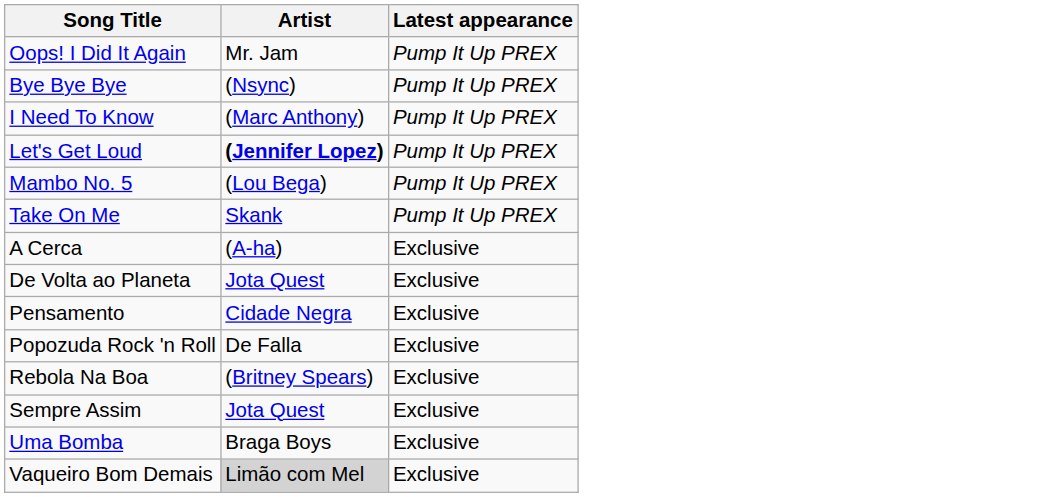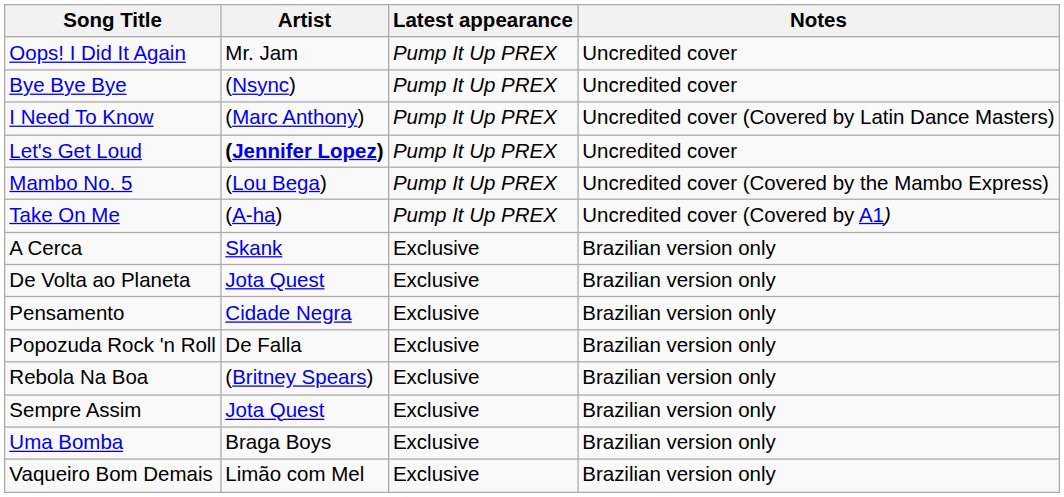+ column: (818, 20)
(254, 215) Skank -> (254, 215) (A-ha)
(254, 248) (A-ha) -> (254, 248) Skank
(295, 475) lightgrey background -> (295, 475) no background
